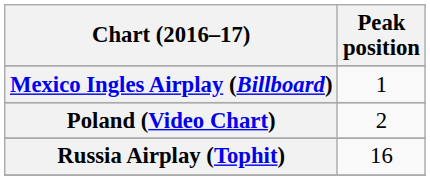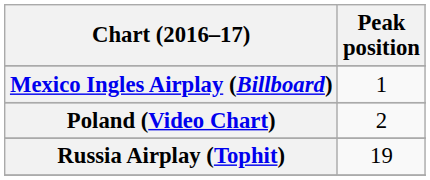(381, 156) 16 -> (381, 156) 19
